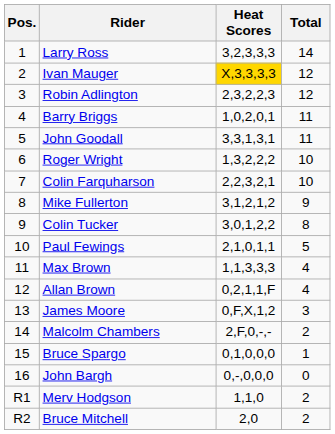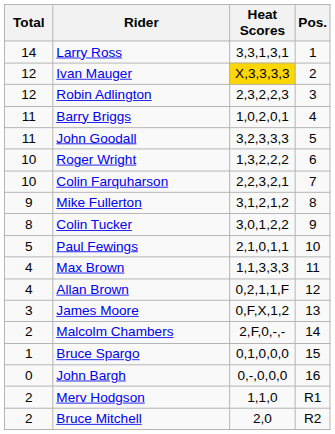columns swapped: (22, 22) <-> (306, 22)
(249, 52) 3,2,3,3,3 -> (262, 52) 3,3,1,3,1
(249, 138) 3,3,1,3,1 -> (262, 138) 3,2,3,3,3
